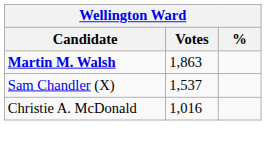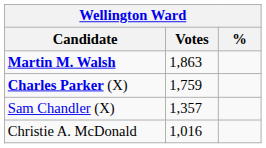+ row: (68, 85)
(186, 85) 1,537 -> (186, 108) 1,357
